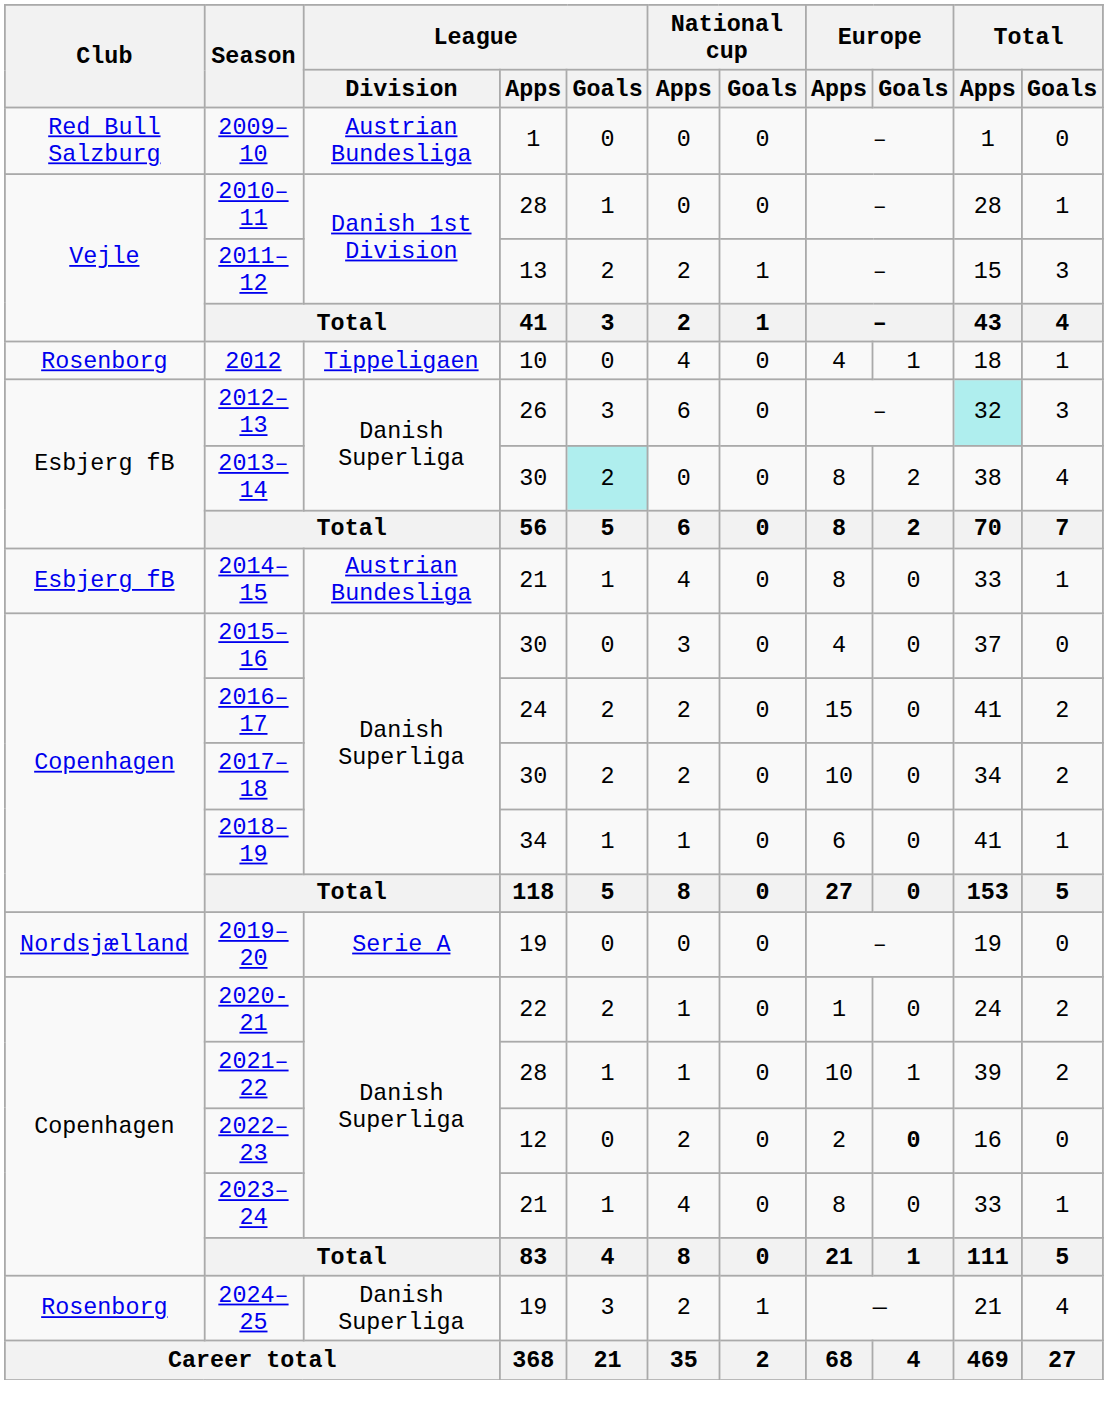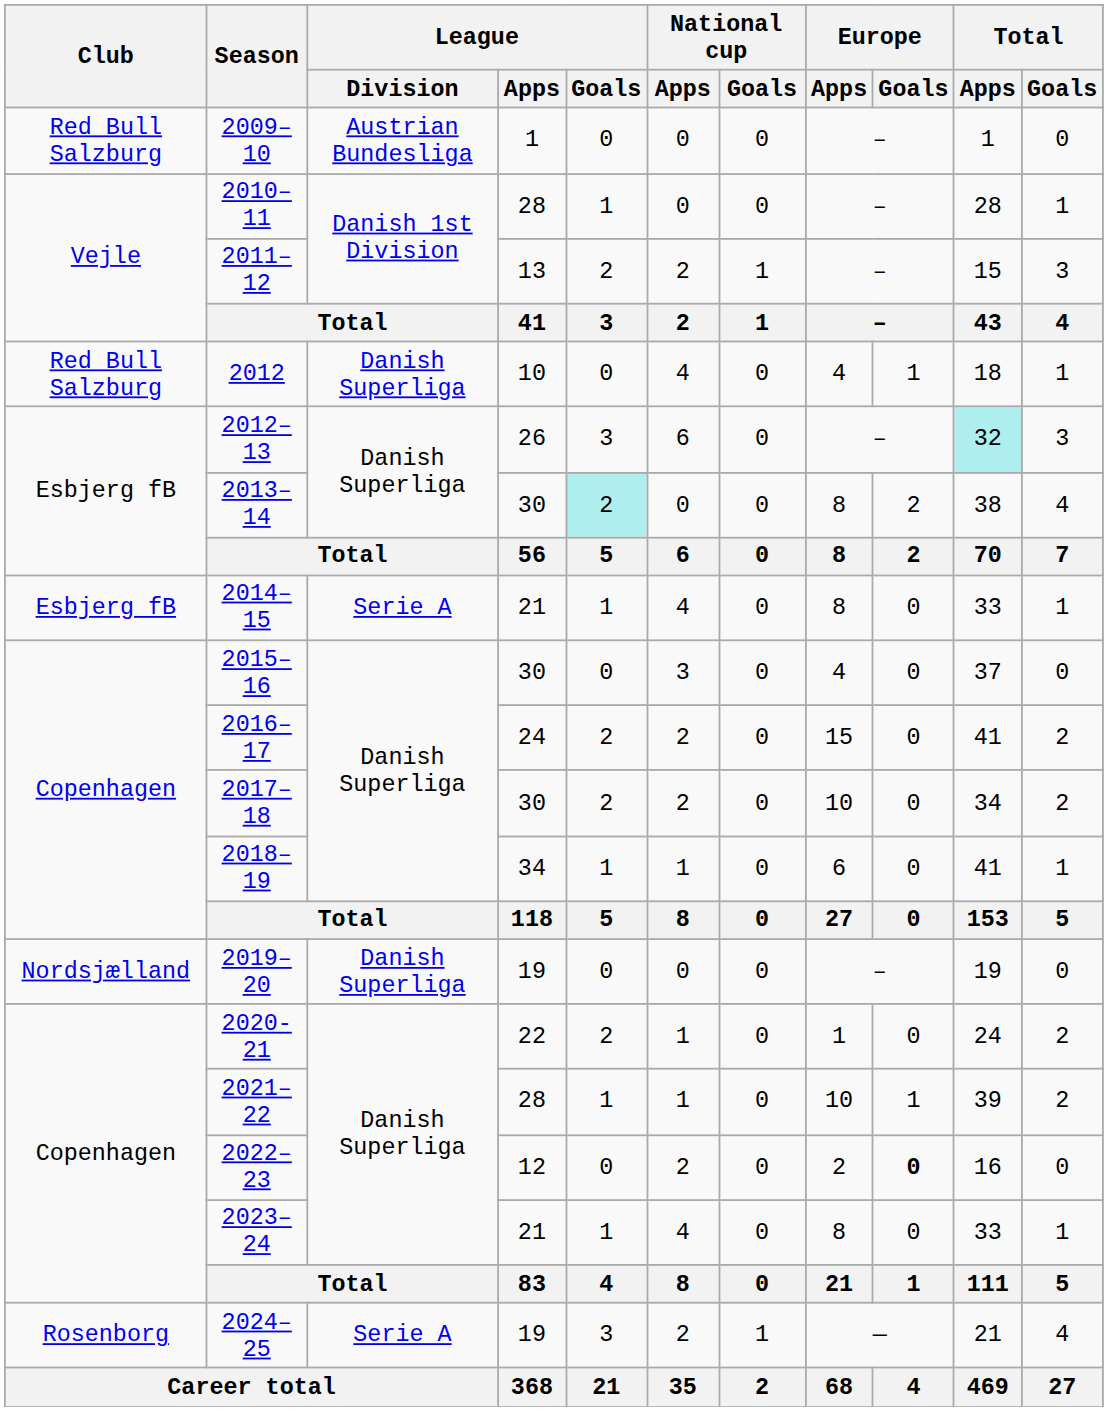(104, 361) Rosenborg -> (106, 374) Red Bull Salzburg
(401, 361) Tippeligaen -> (402, 374) Danish Superliga
(401, 581) Austrian Bundesliga -> (402, 608) Serie A
(401, 945) Serie A -> (402, 972) Danish Superliga
(401, 1308) Danish Superliga -> (402, 1335) Serie A
